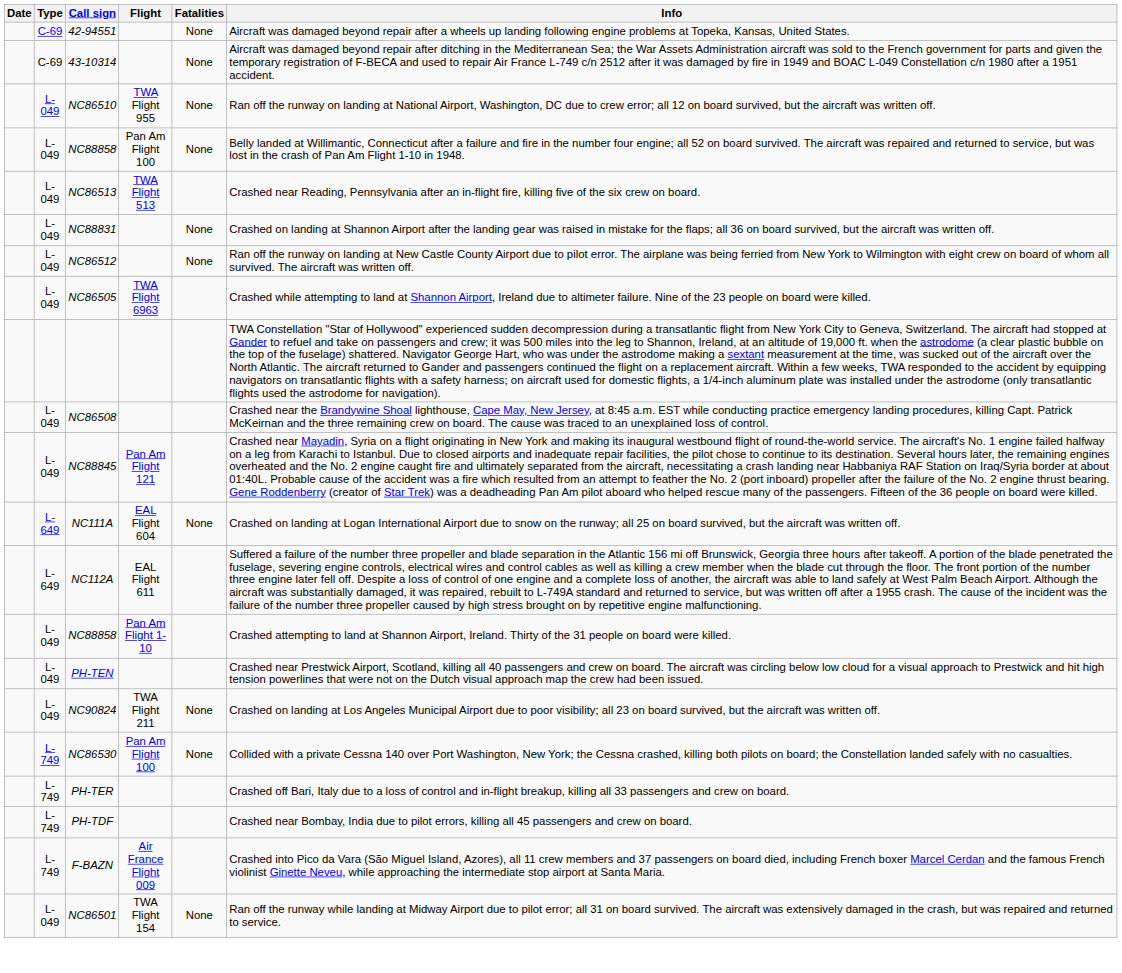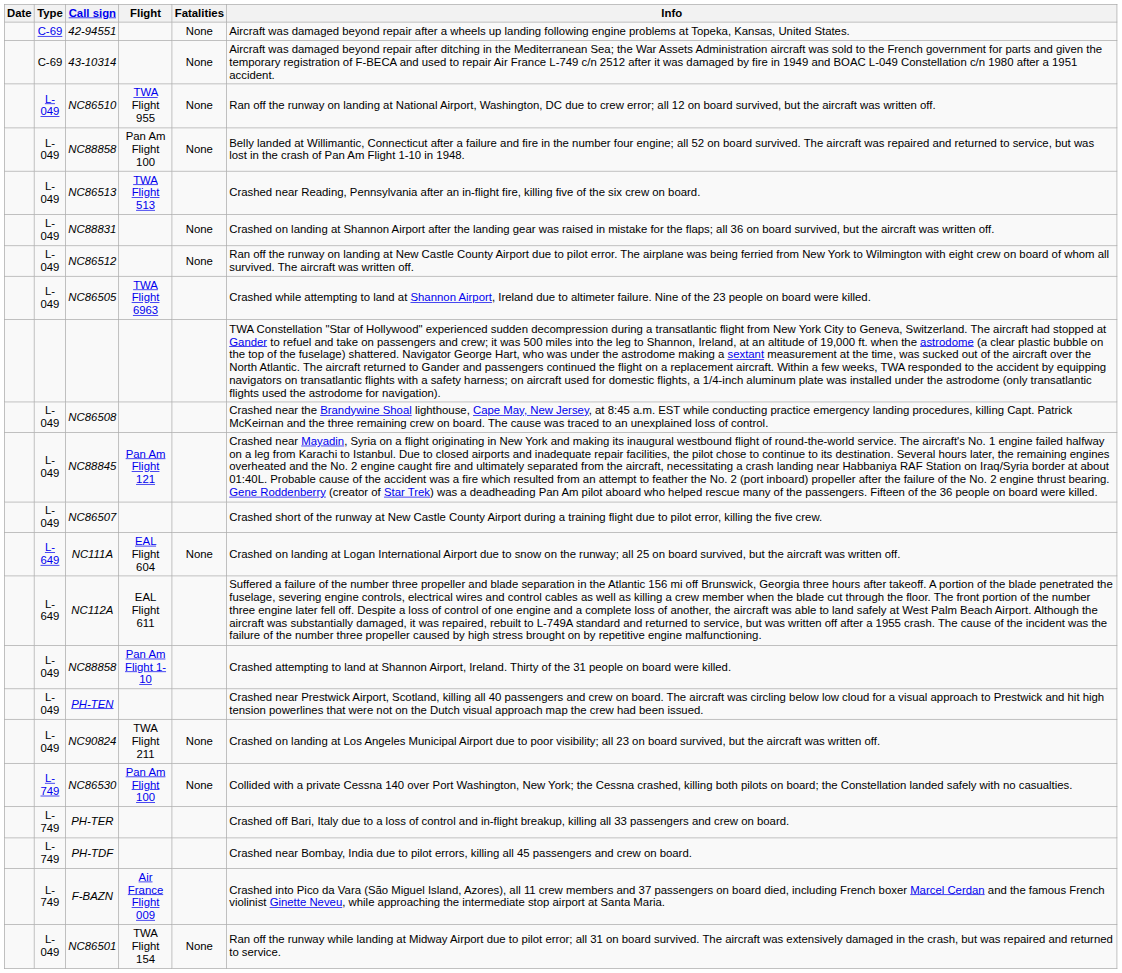+ row: (92, 517)
